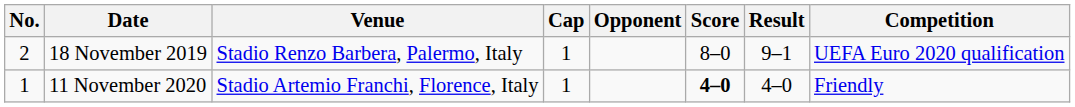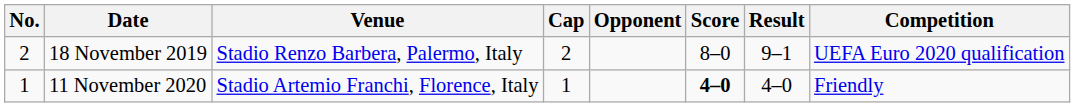(566, 53) 1 -> (566, 53) 2
